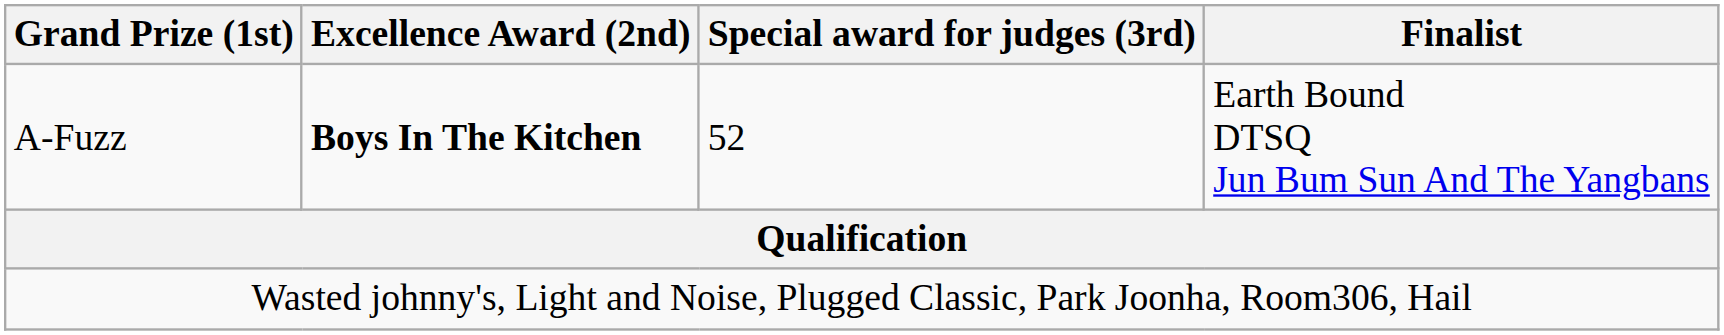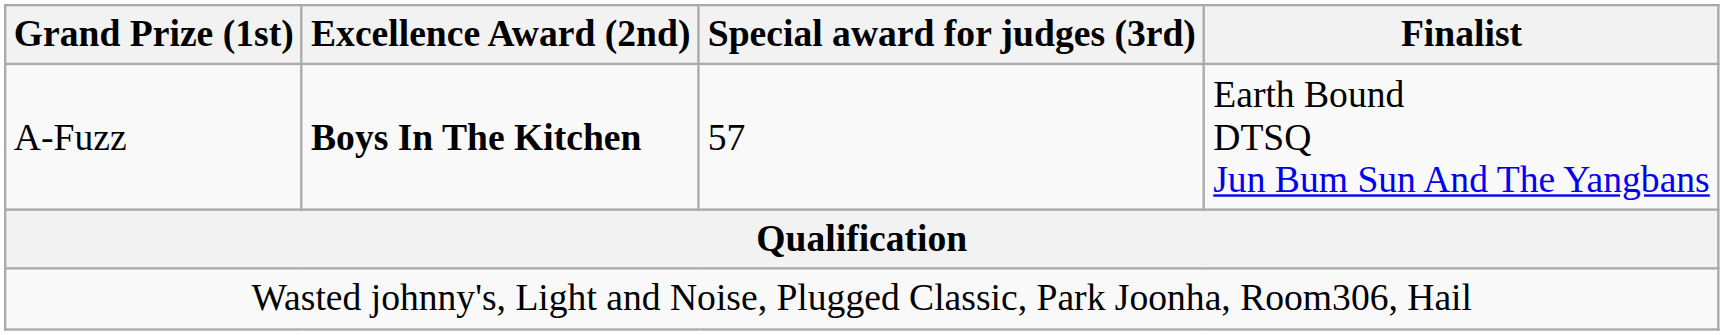(727, 136) 52 -> (727, 136) 57
